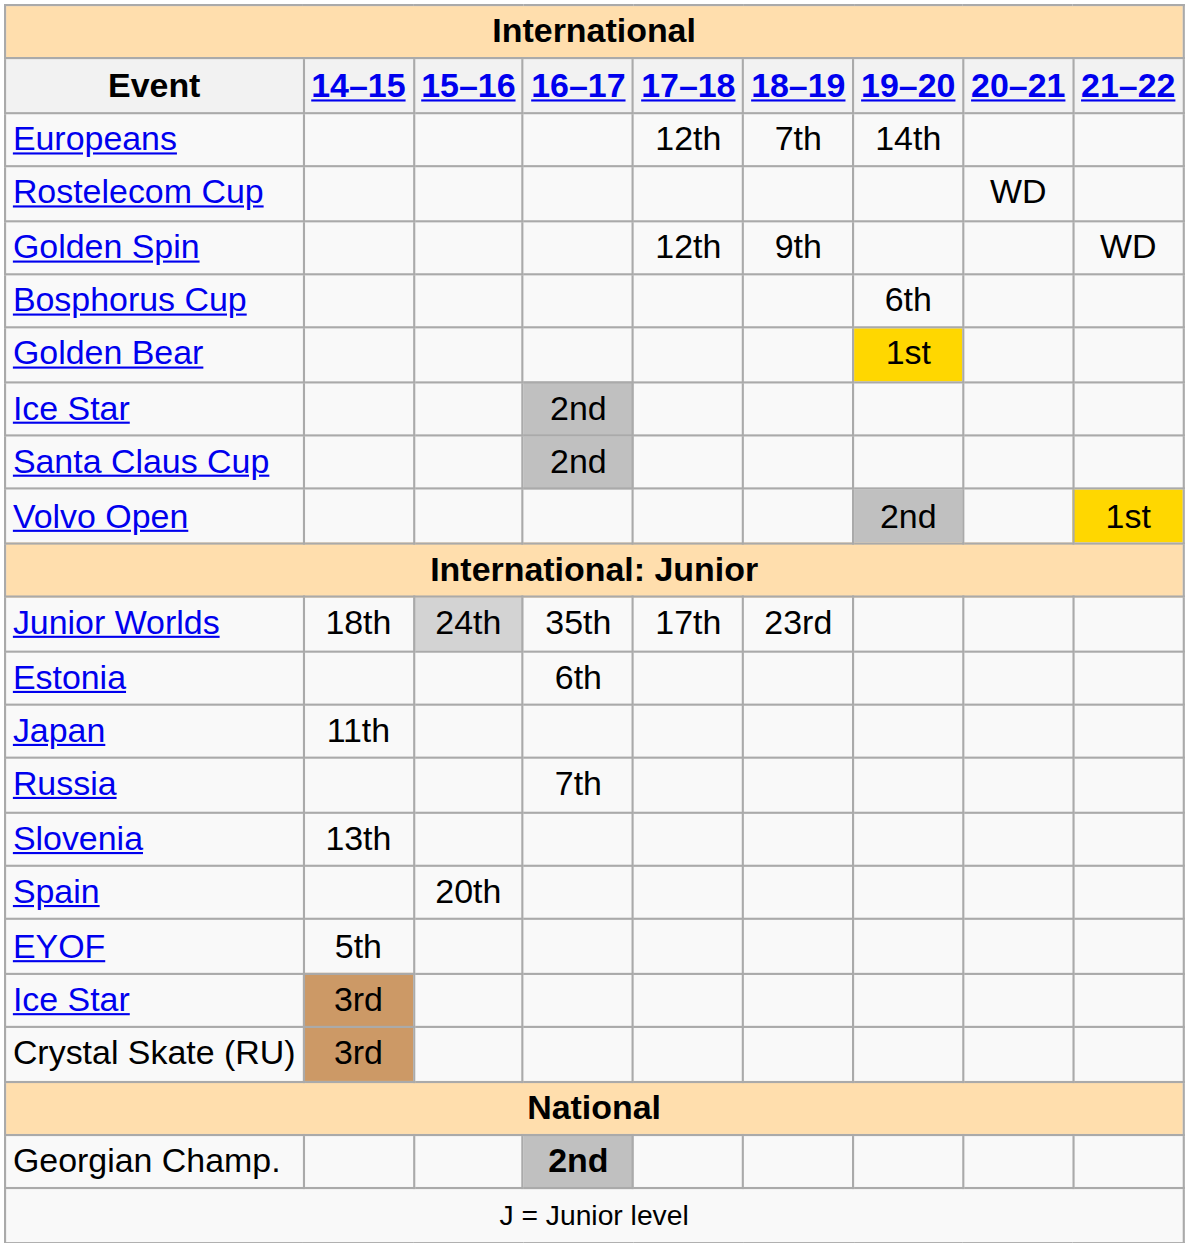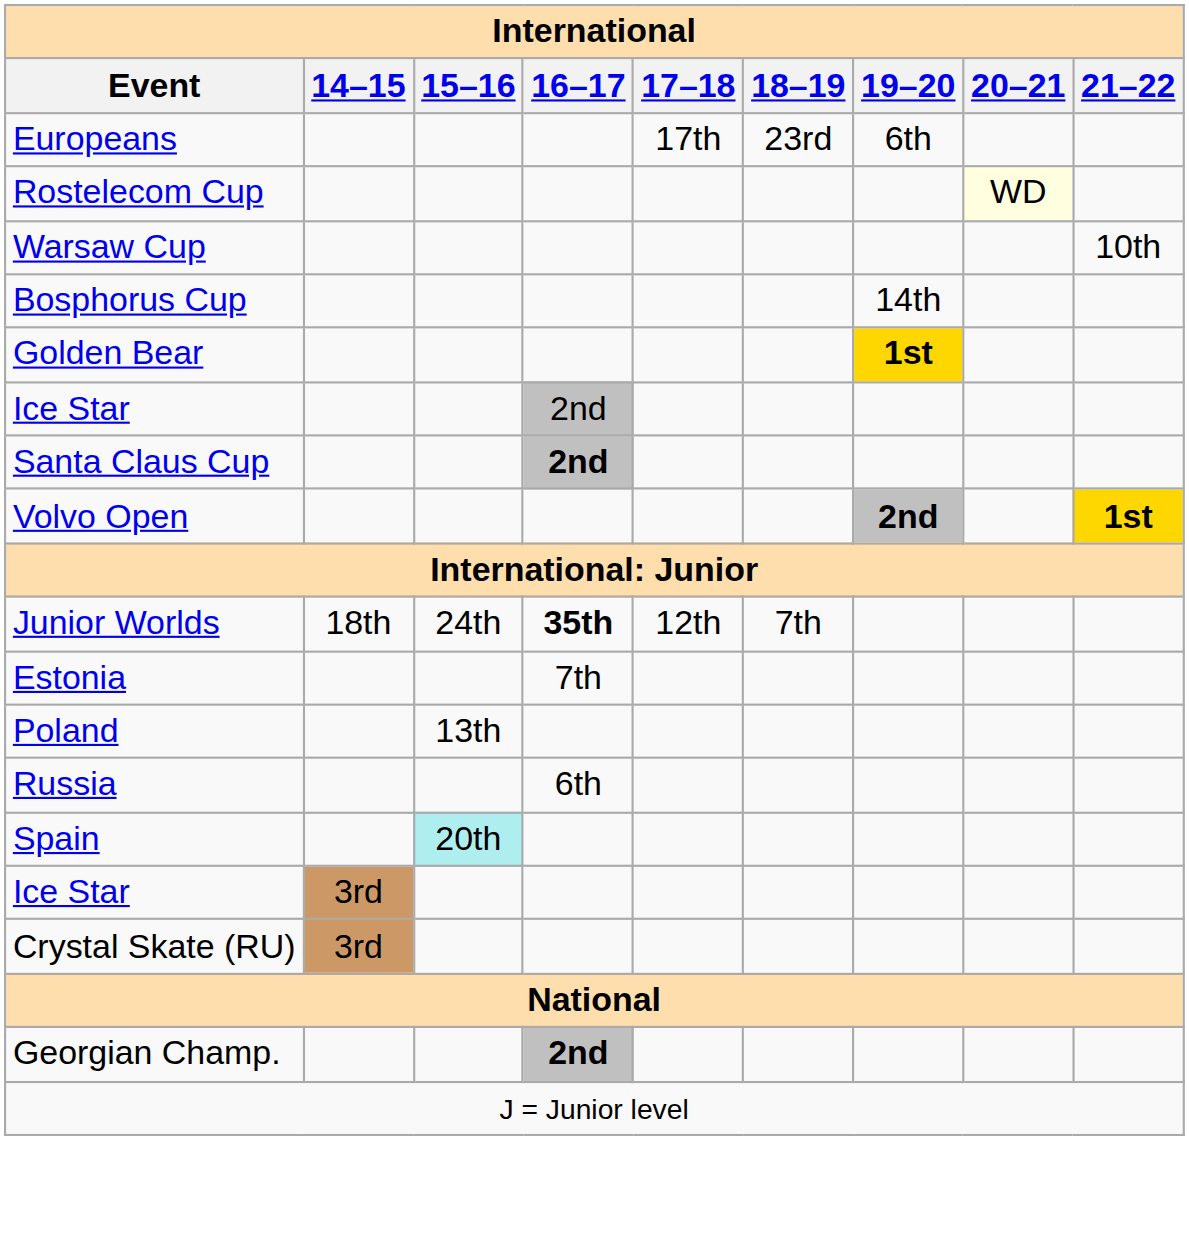(688, 138) 12th -> (688, 138) 17th
(798, 138) 7th -> (798, 138) 23rd
(908, 138) 14th -> (908, 138) 6th
(1018, 192) no background -> (1018, 192) lightyellow background
- row: (106, 246)
+ row: (109, 246)
(908, 300) 6th -> (908, 300) 14th
(908, 354) normal -> (908, 354) bold
(578, 461) normal -> (578, 461) bold
(908, 515) normal -> (908, 515) bold
(1128, 515) normal -> (1128, 515) bold
(468, 623) lightgrey background -> (468, 623) no background
(578, 623) normal -> (578, 623) bold
(688, 623) 17th -> (688, 623) 12th
(798, 623) 23rd -> (798, 623) 7th
(578, 676) 6th -> (578, 676) 7th
- row: (59, 730)
+ row: (66, 730)
(578, 784) 7th -> (578, 784) 6th
- row: (78, 838)
(468, 892) no background -> (468, 838) paleturquoise background
- row: (59, 945)
